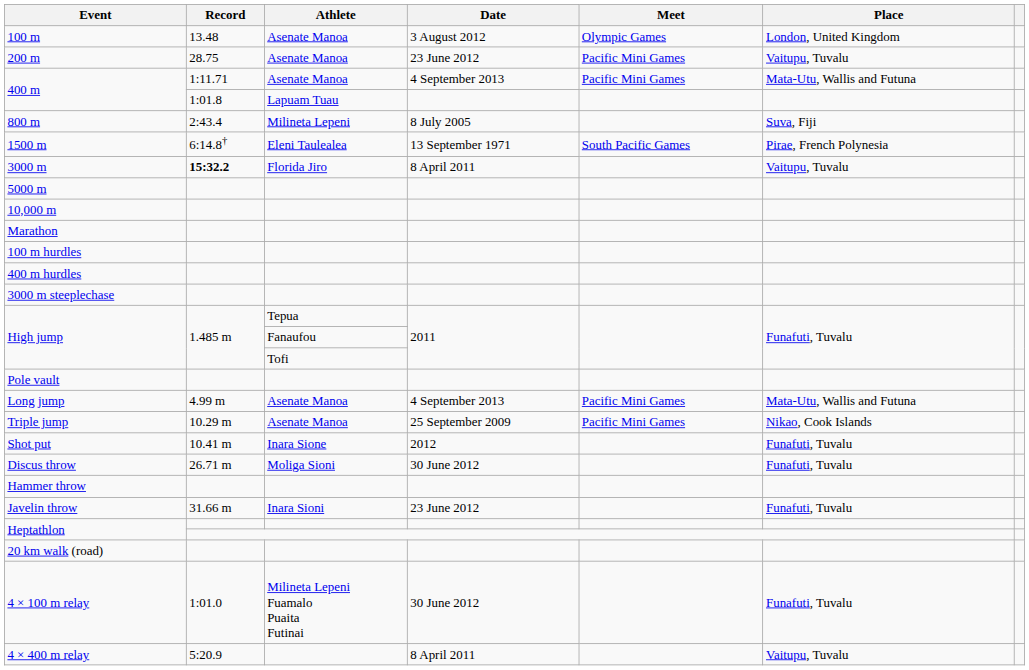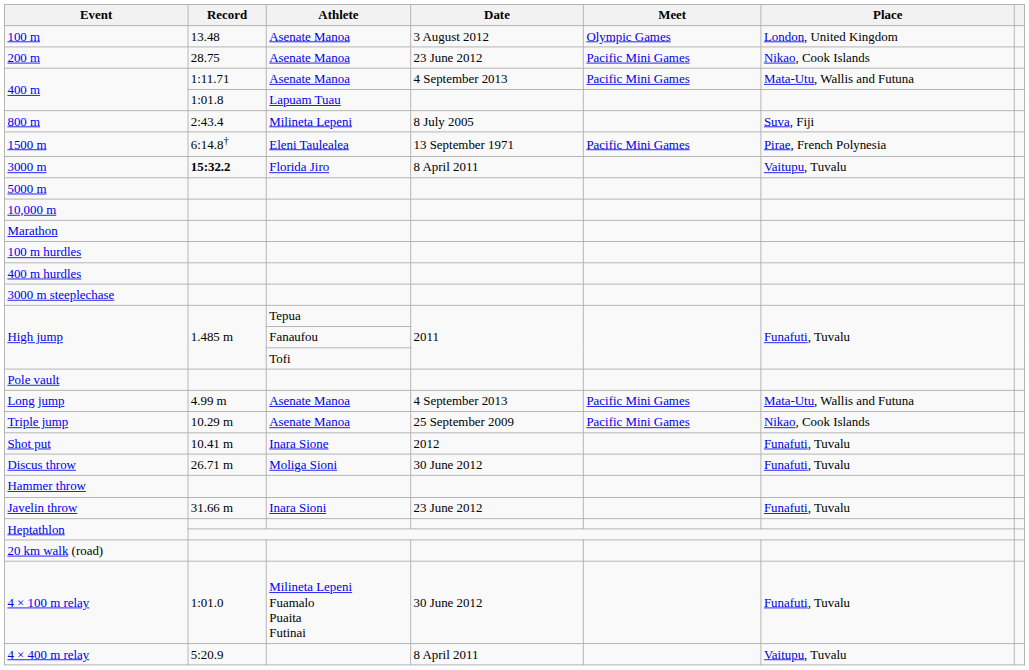(807, 57) Vaitupu, Tuvalu -> (817, 57) Nikao, Cook Islands
(636, 144) South Pacific Games -> (638, 144) Pacific Mini Games
